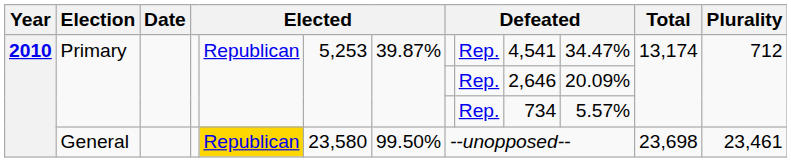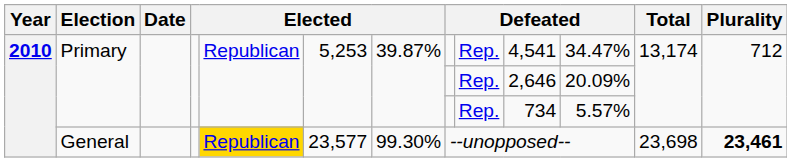(338, 141) 23,580 -> (338, 141) 23,577
(409, 141) 99.50% -> (409, 141) 99.30%
(753, 141) normal -> (753, 141) bold
